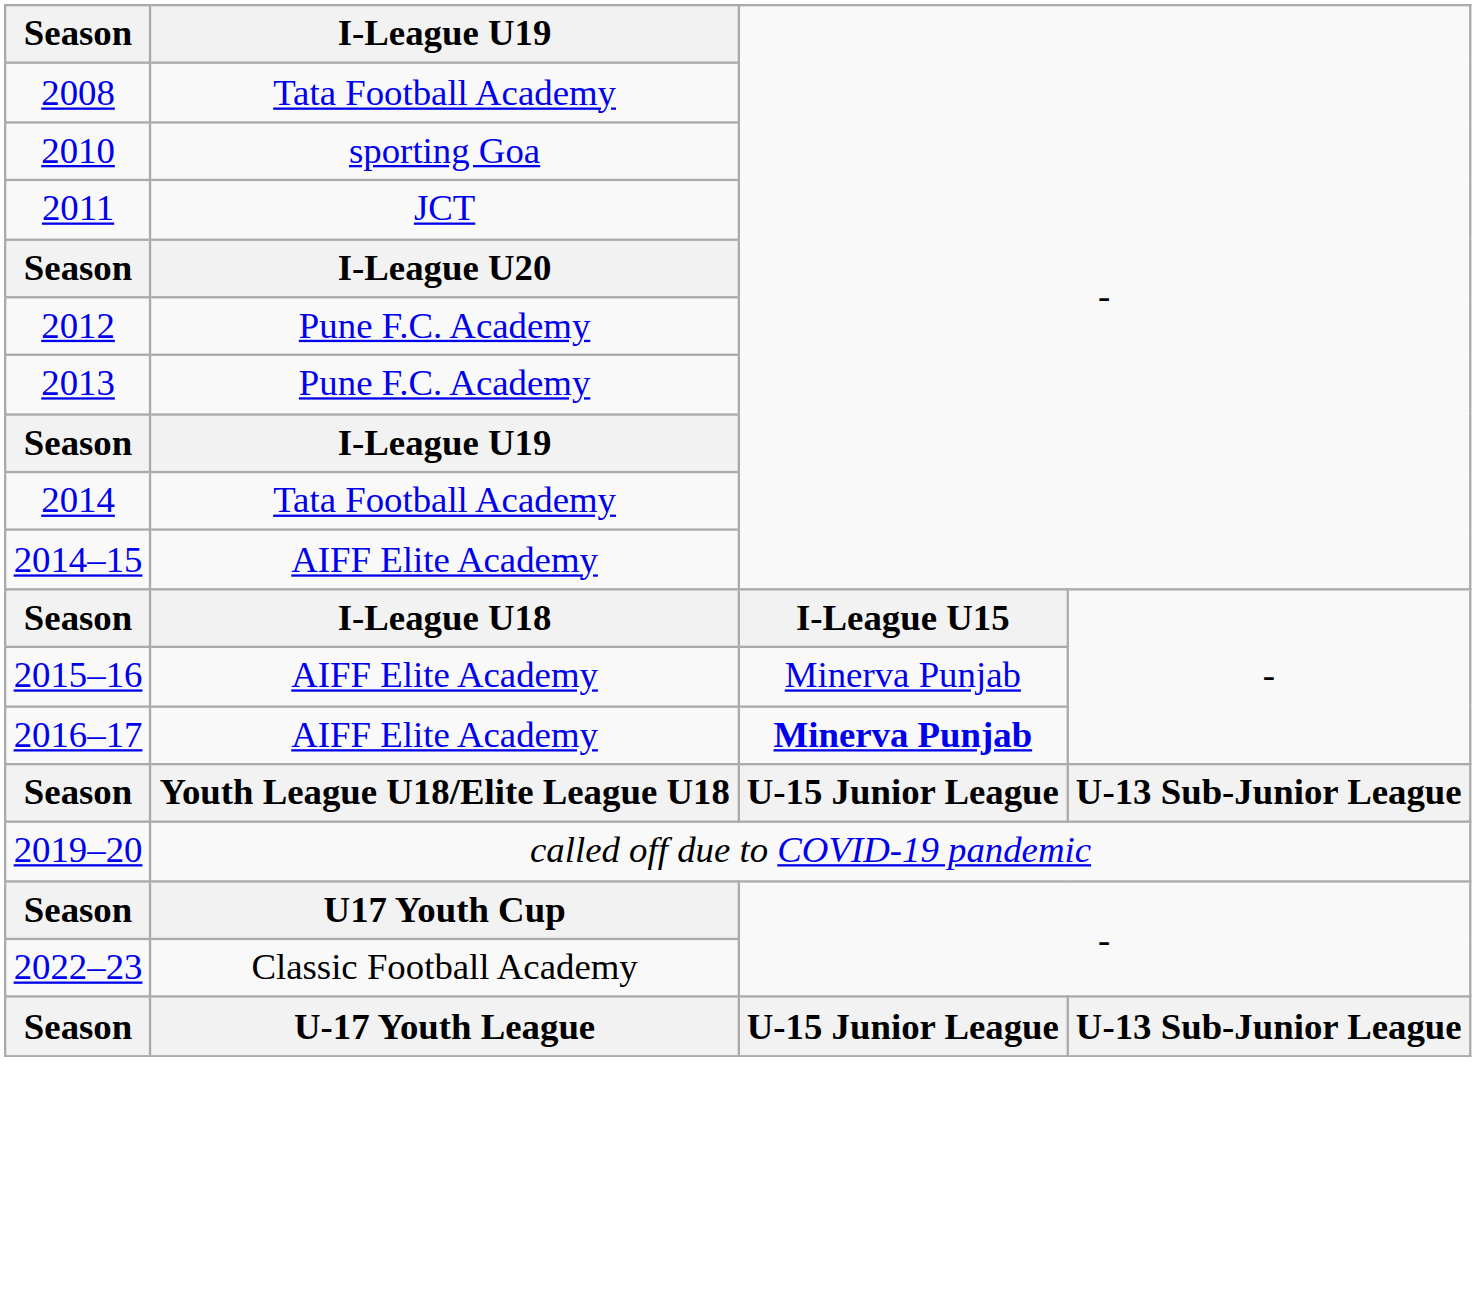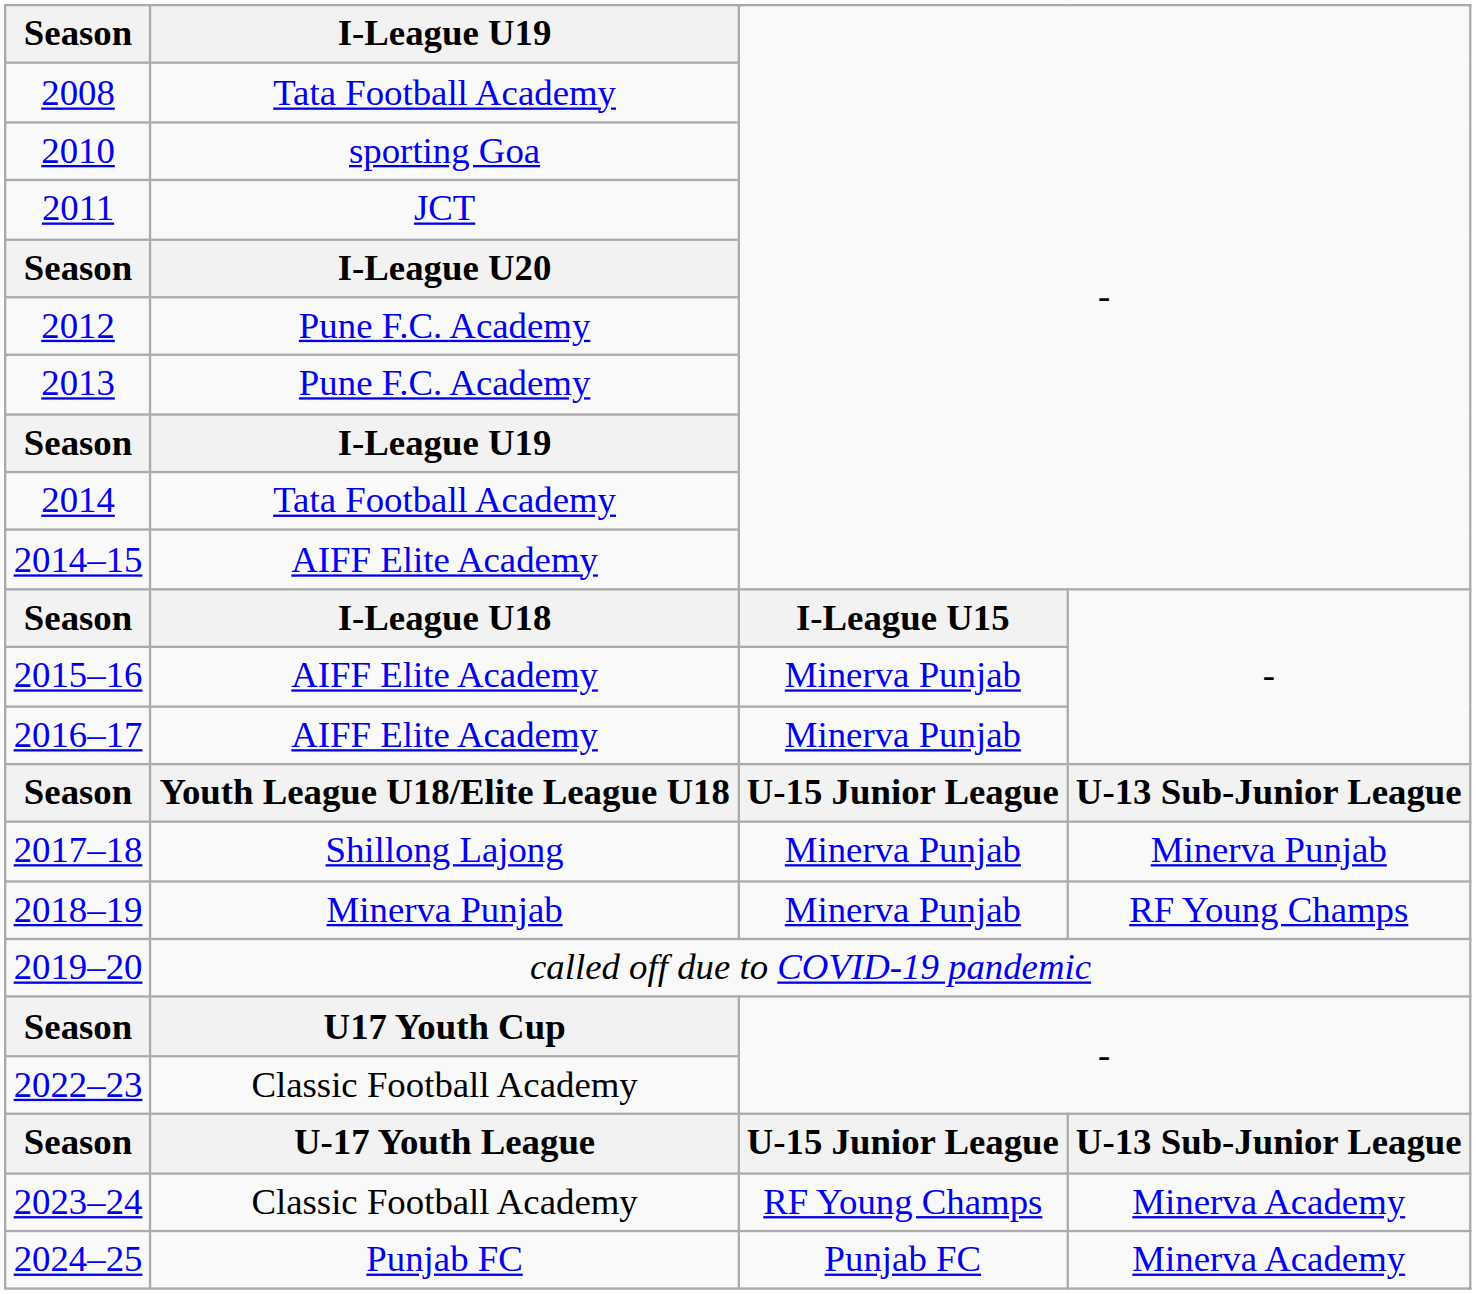(903, 734) bold -> (903, 734) normal
+ row: (78, 850)
+ row: (78, 909)
+ row: (78, 1200)
+ row: (78, 1259)
